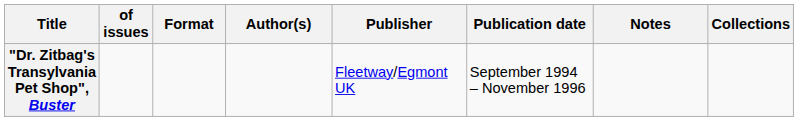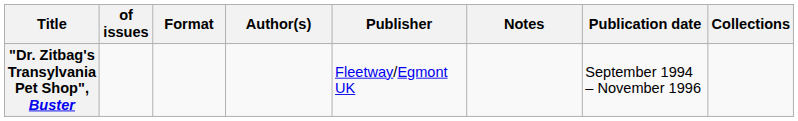columns swapped: (530, 24) <-> (651, 24)
